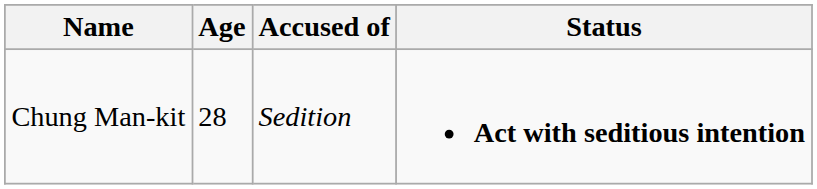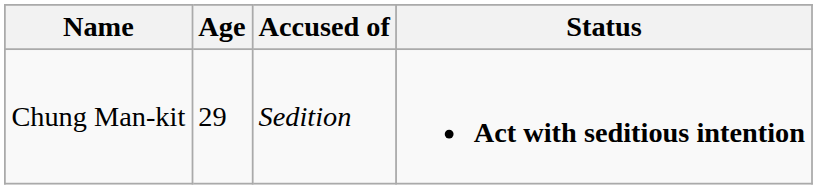(212, 116) 28 -> (212, 116) 29
